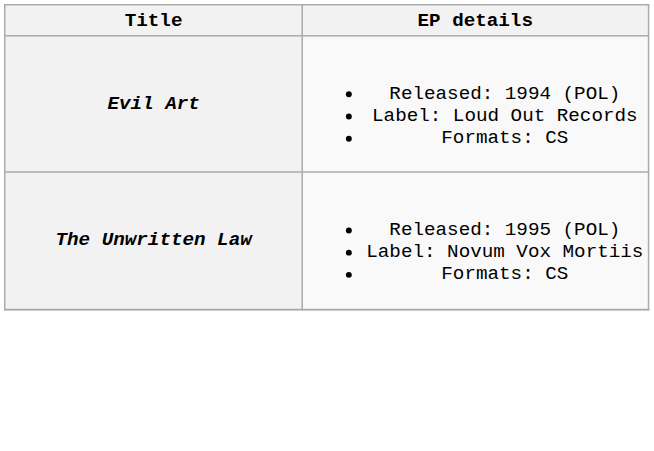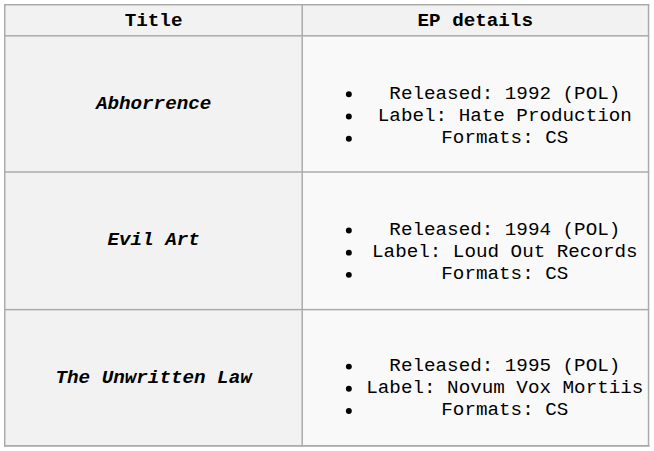+ row: (154, 104)
